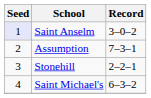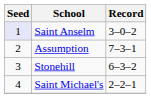(123, 66) 2–2–1 -> (123, 66) 6–3–2
(123, 84) 6–3–2 -> (123, 84) 2–2–1
